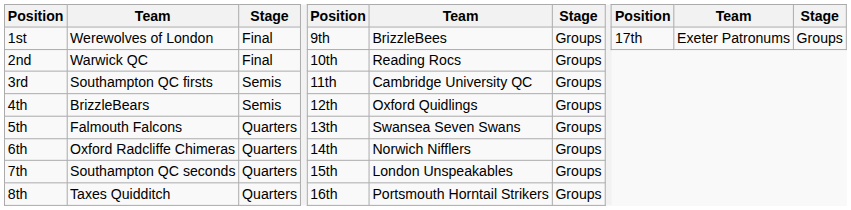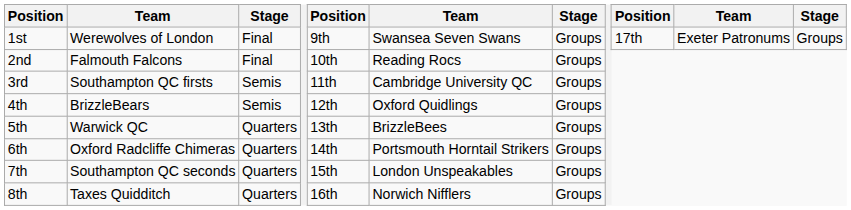(410, 38) BrizzleBees -> (447, 38) Swansea Seven Swans
(109, 61) Warwick QC -> (126, 61) Falmouth Falcons
(126, 128) Falmouth Falcons -> (109, 128) Warwick QC
(447, 128) Swansea Seven Swans -> (410, 128) BrizzleBees
(422, 150) Norwich Nifflers -> (461, 150) Portsmouth Horntail Strikers
(461, 194) Portsmouth Horntail Strikers -> (422, 194) Norwich Nifflers
